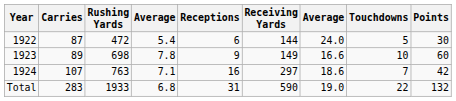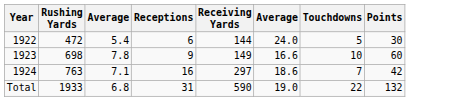- column: (62, 18)
